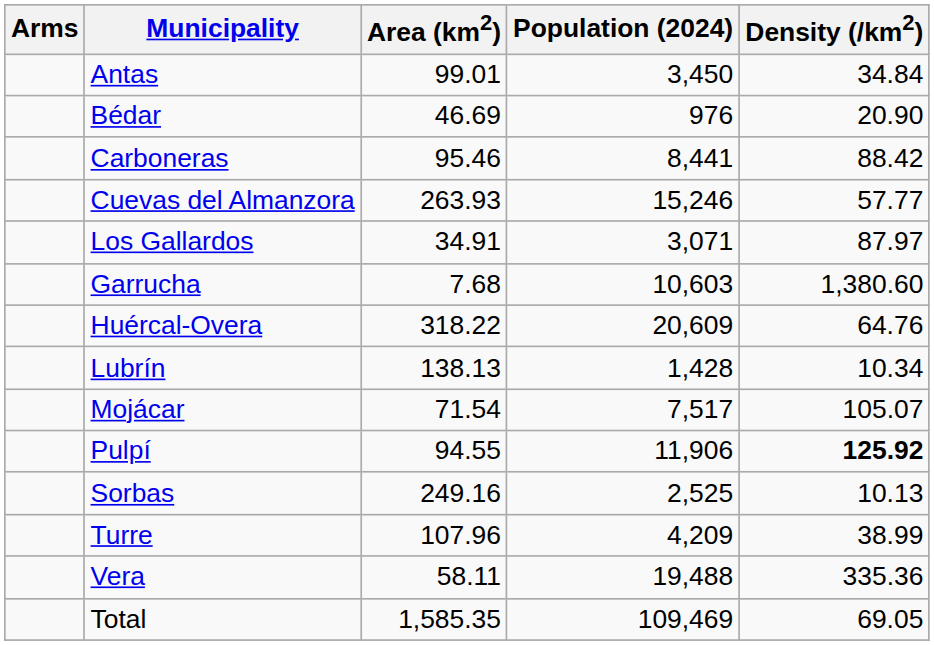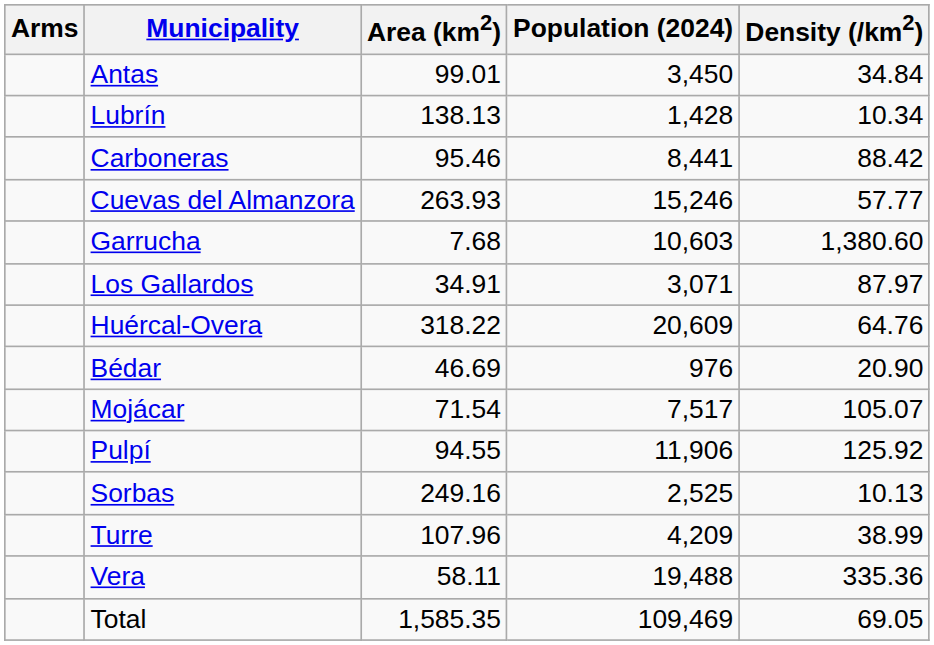rows swapped: (126, 116) <-> (128, 367)
rows swapped: (172, 241) <-> (146, 283)
(883, 451) bold -> (883, 451) normal
